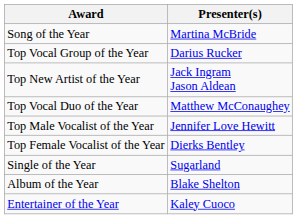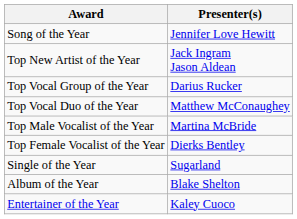(213, 33) Martina McBride -> (223, 33) Jennifer Love Hewitt
rows swapped: (78, 53) <-> (74, 79)
(223, 125) Jennifer Love Hewitt -> (213, 125) Martina McBride
